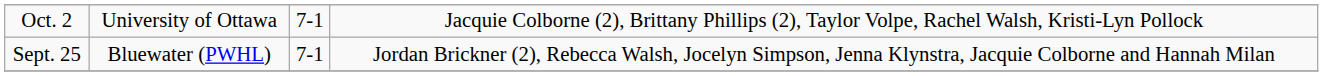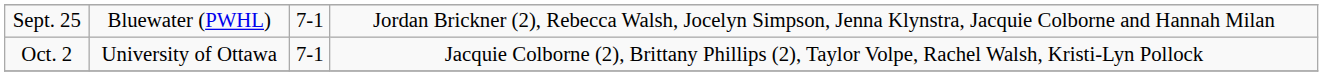rows swapped: (47, 53) <-> (47, 20)
